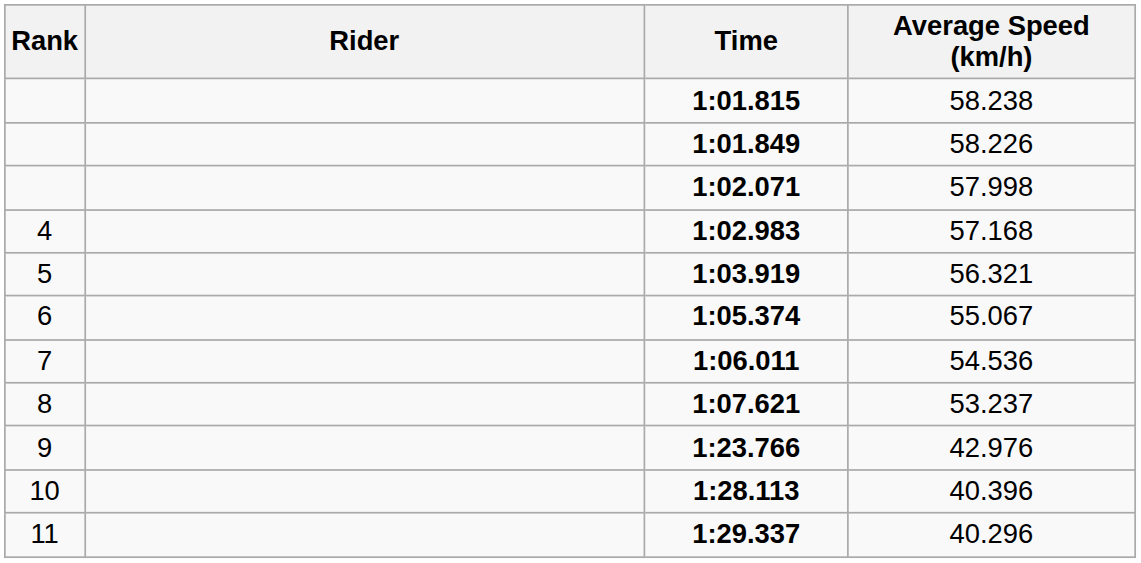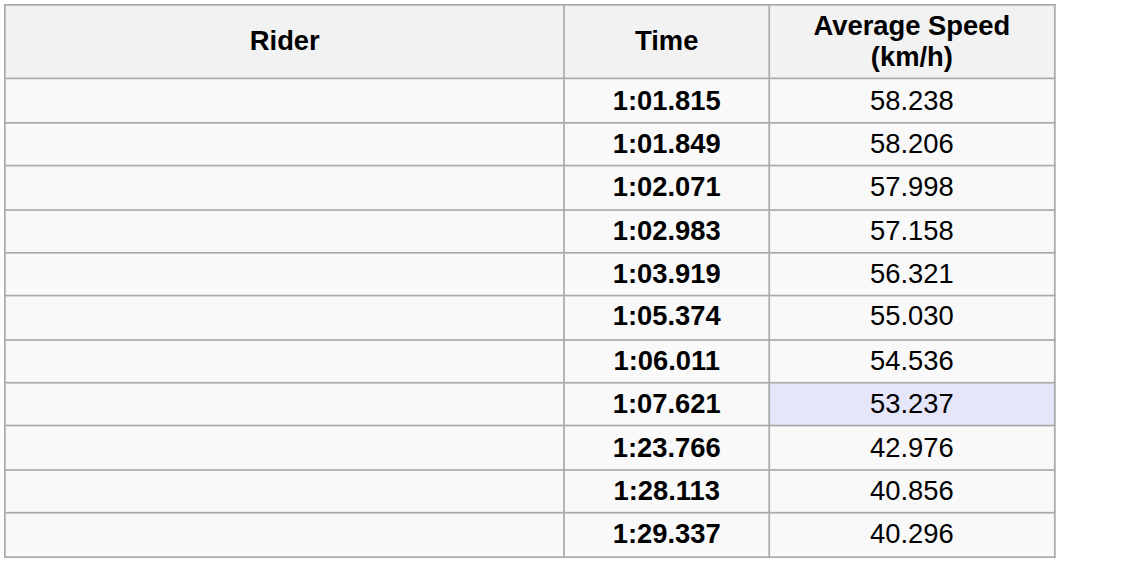- column: (45, 41)
(991, 143) 58.226 -> (912, 143) 58.206
(991, 230) 57.168 -> (912, 230) 57.158
(991, 317) 55.067 -> (912, 317) 55.030
(991, 404) no background -> (912, 404) lavender background
(991, 490) 40.396 -> (912, 490) 40.856
